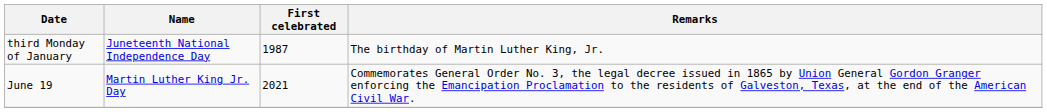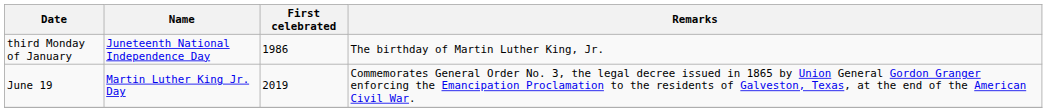(275, 49) 1987 -> (275, 49) 1986
(275, 86) 2021 -> (275, 86) 2019
